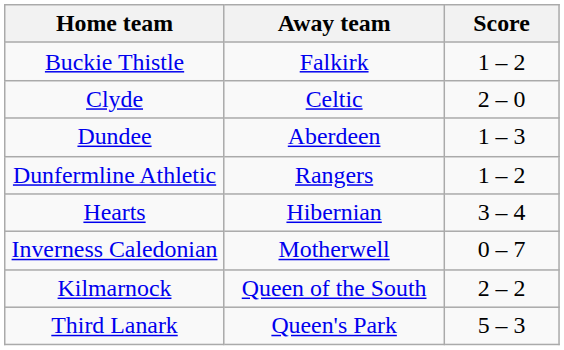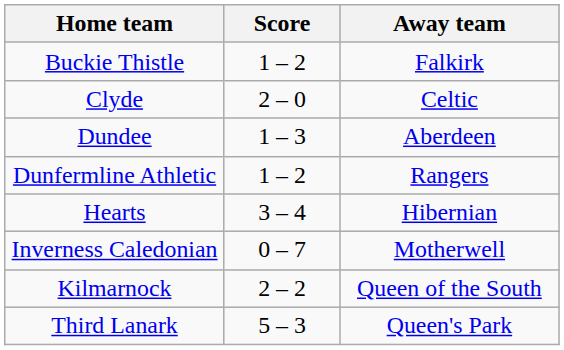columns swapped: (502, 23) <-> (334, 23)
